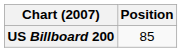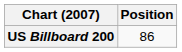(147, 36) 85 -> (147, 36) 86
